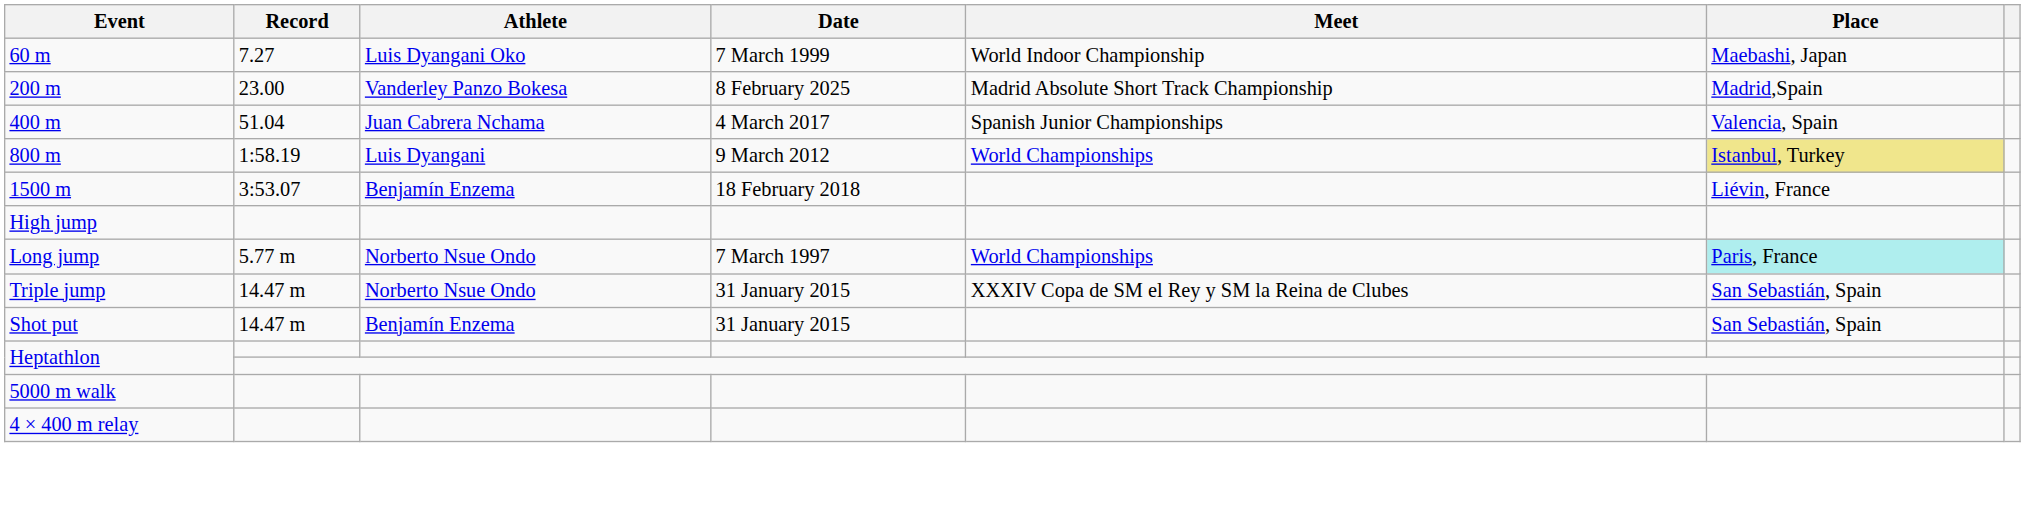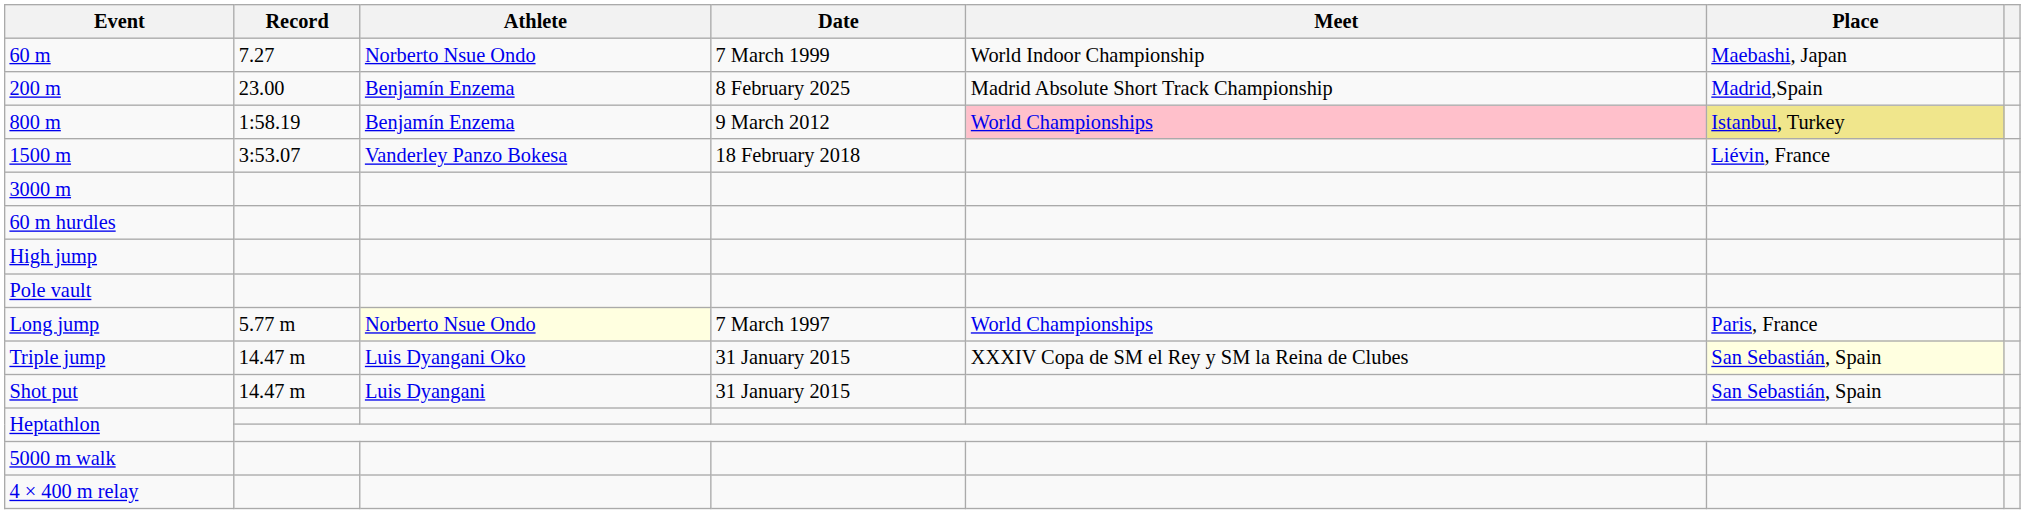(445, 55) Luis Dyangani Oko -> (450, 55) Norberto Nsue Ondo
(466, 88) Vanderley Panzo Bokesa -> (440, 88) Benjamín Enzema
- row: (35, 122)
(425, 155) Luis Dyangani -> (440, 122) Benjamín Enzema
(1062, 155) no background -> (1062, 122) pink background
(440, 189) Benjamín Enzema -> (466, 155) Vanderley Panzo Bokesa
+ row: (40, 189)
+ row: (63, 222)
+ row: (50, 290)
(450, 256) no background -> (450, 323) lightyellow background
(1764, 256) paleturquoise background -> (1764, 323) no background
(450, 290) Norberto Nsue Ondo -> (445, 357) Luis Dyangani Oko
(1796, 290) no background -> (1796, 357) lightyellow background
(440, 323) Benjamín Enzema -> (425, 390) Luis Dyangani
